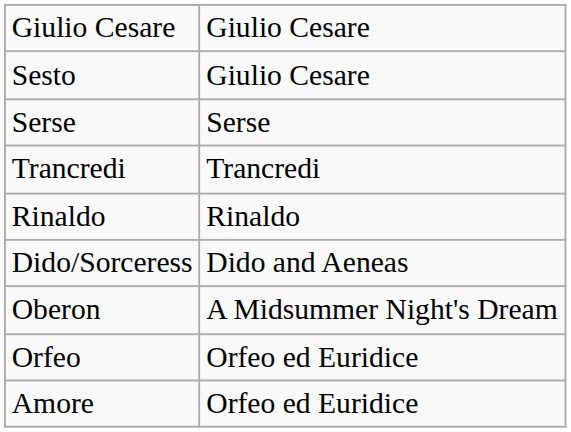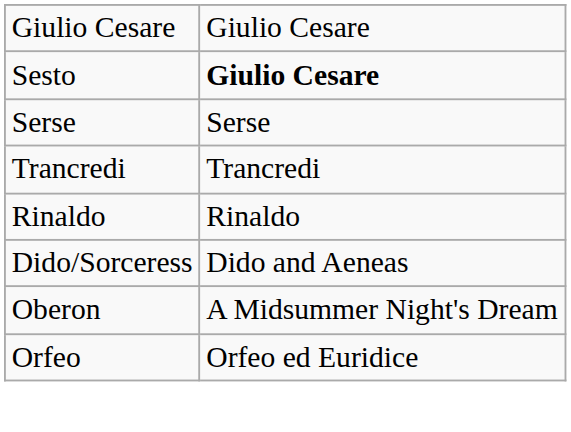(288, 74) normal -> (293, 74) bold
- row: (53, 403)
